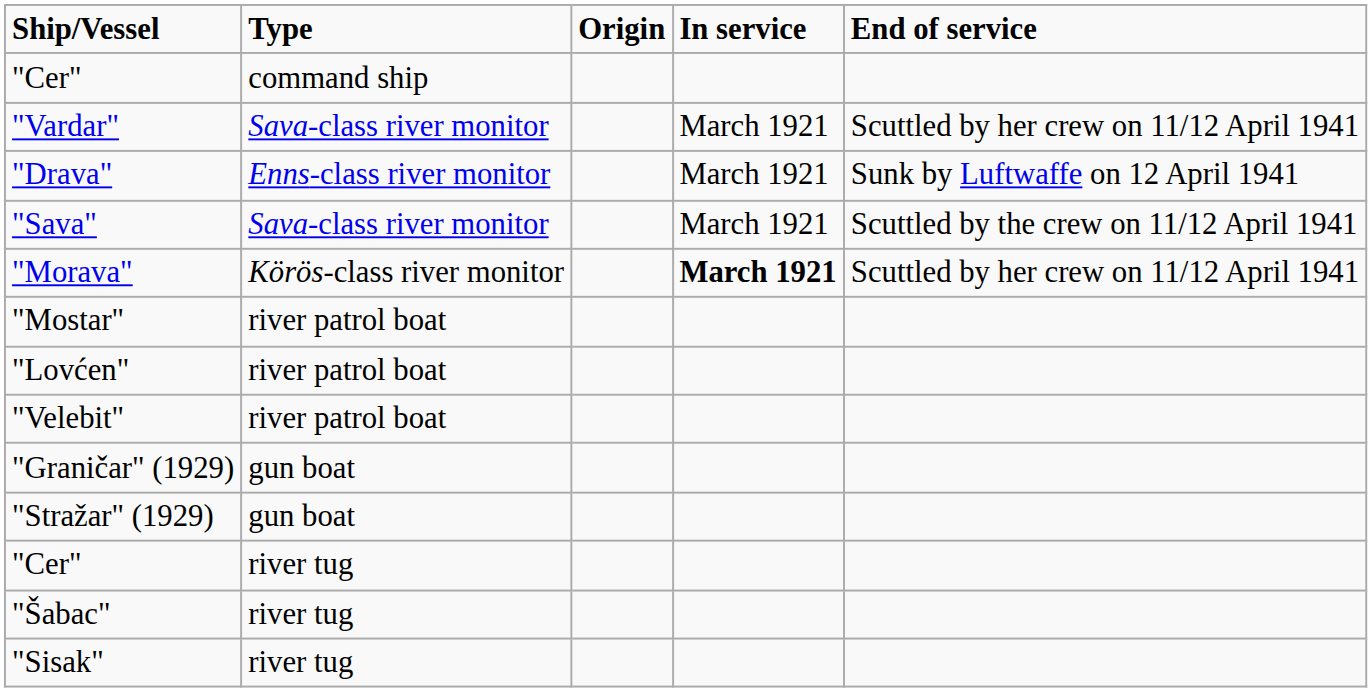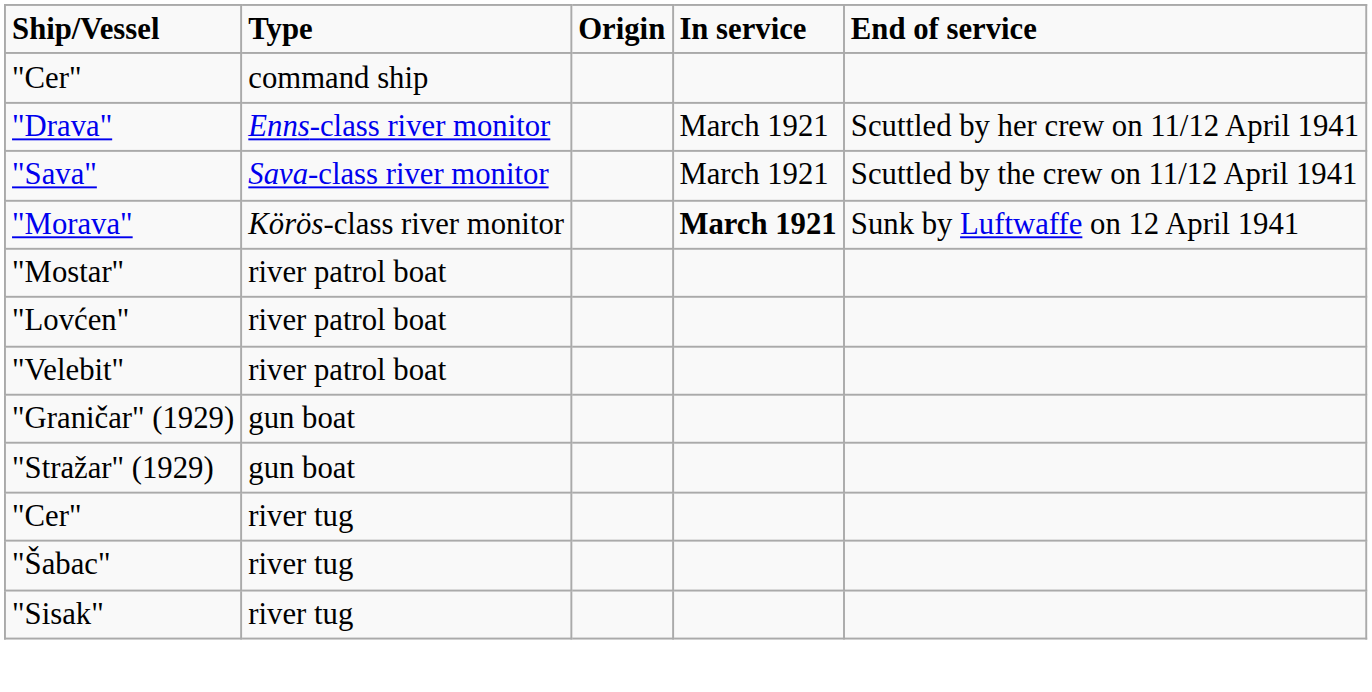- row: (66, 126)
(1075, 175) Sunk by Luftwaffe on 12 April 1941 -> (1105, 126) Scuttled by her crew on 11/12 April 1941
(1105, 272) Scuttled by her crew on 11/12 April 1941 -> (1075, 223) Sunk by Luftwaffe on 12 April 1941
